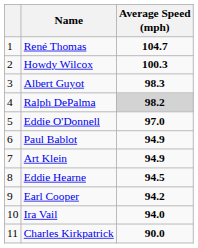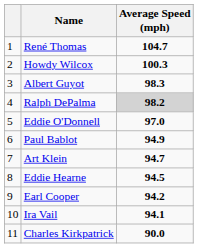(155, 159) 94.9 -> (155, 159) 94.7
(155, 215) 94.0 -> (155, 215) 94.1
